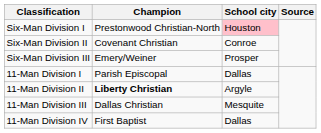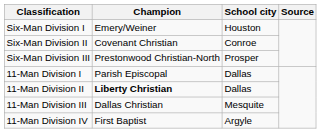(157, 27) Prestonwood Christian-North -> (125, 27) Emery/Weiner
(243, 27) pink background -> (243, 27) no background
(125, 58) Emery/Weiner -> (157, 58) Prestonwood Christian-North
(238, 89) Argyle -> (238, 89) Dallas
(238, 120) Dallas -> (238, 120) Argyle
